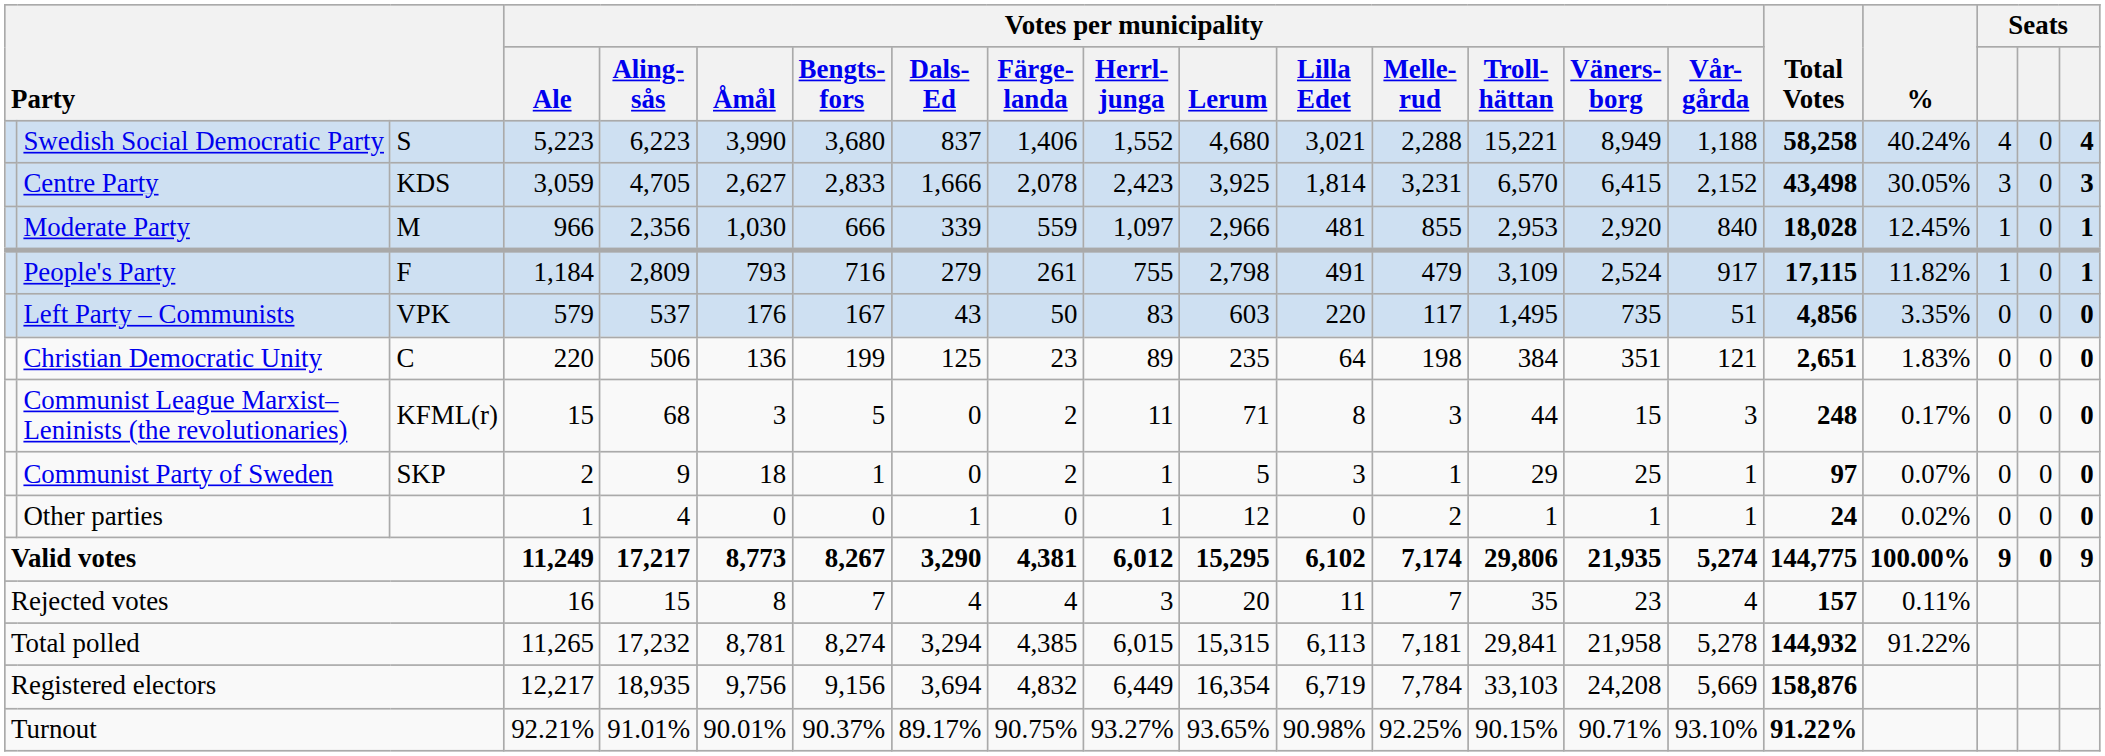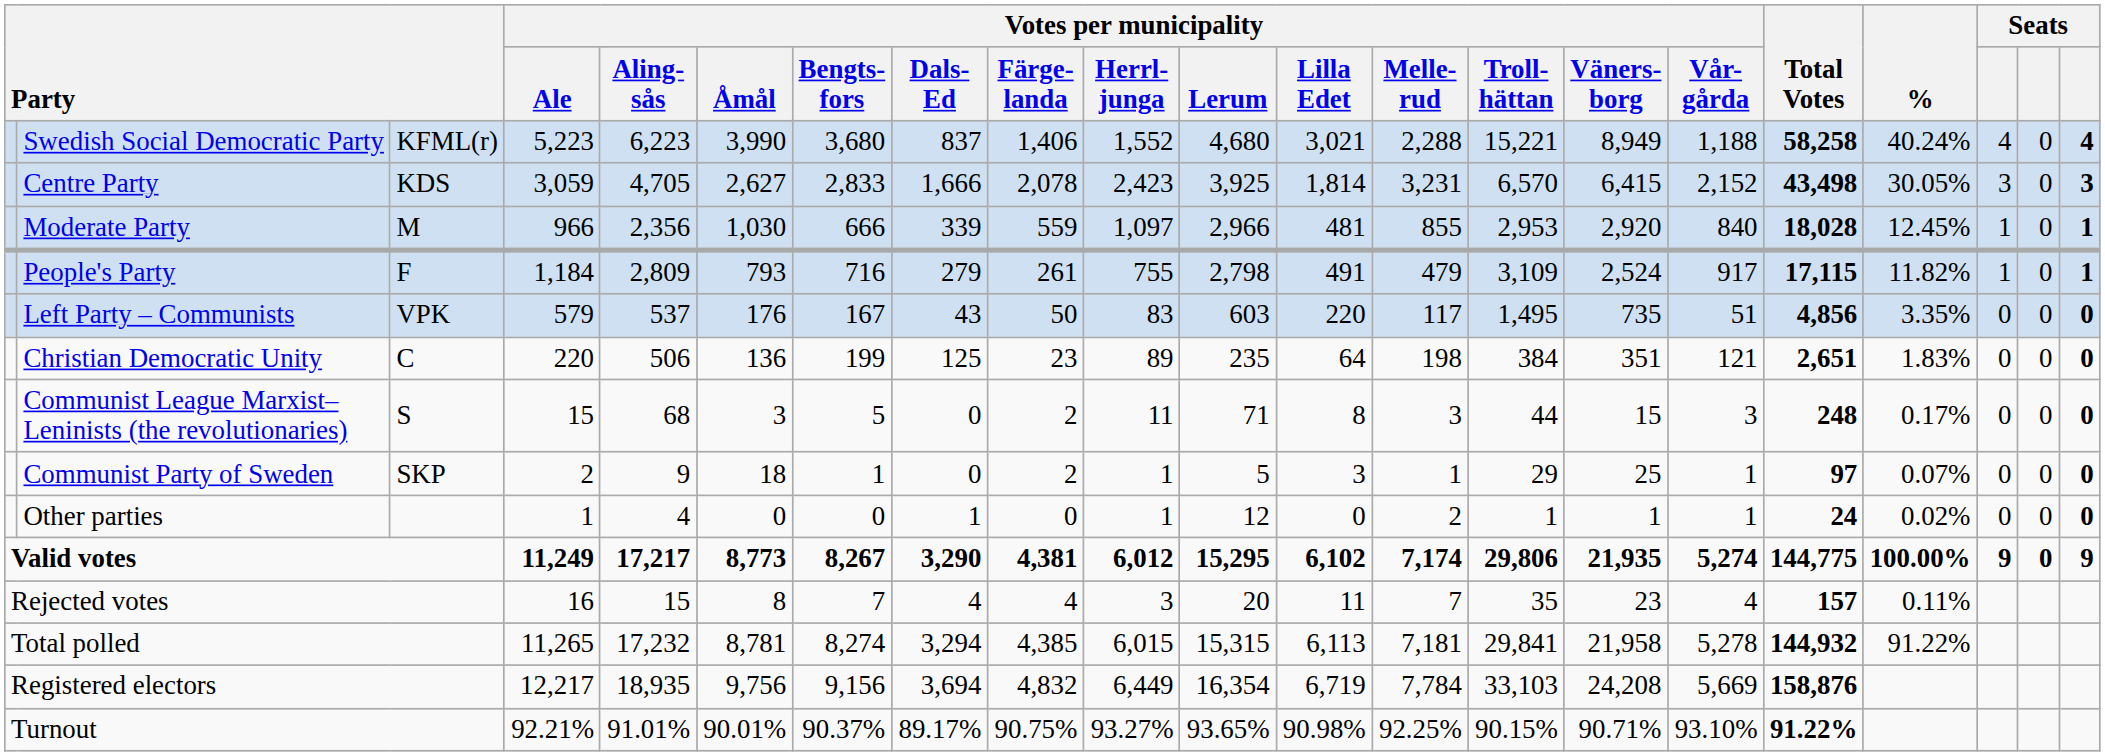(404, 141) S -> (447, 141) KFML(r)
(447, 415) KFML(r) -> (404, 415) S
